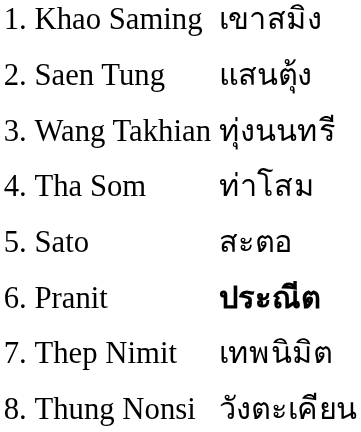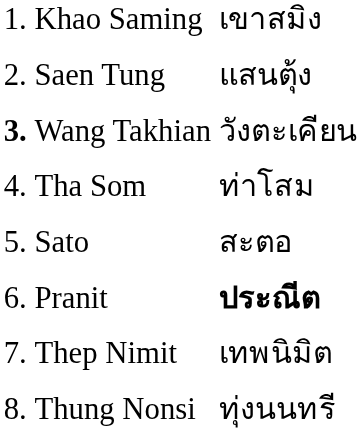(15, 129) normal -> (15, 129) bold
(277, 130) ทุ่งนนทรี -> (288, 130) วังตะเคียน
(288, 409) วังตะเคียน -> (277, 409) ทุ่งนนทรี
